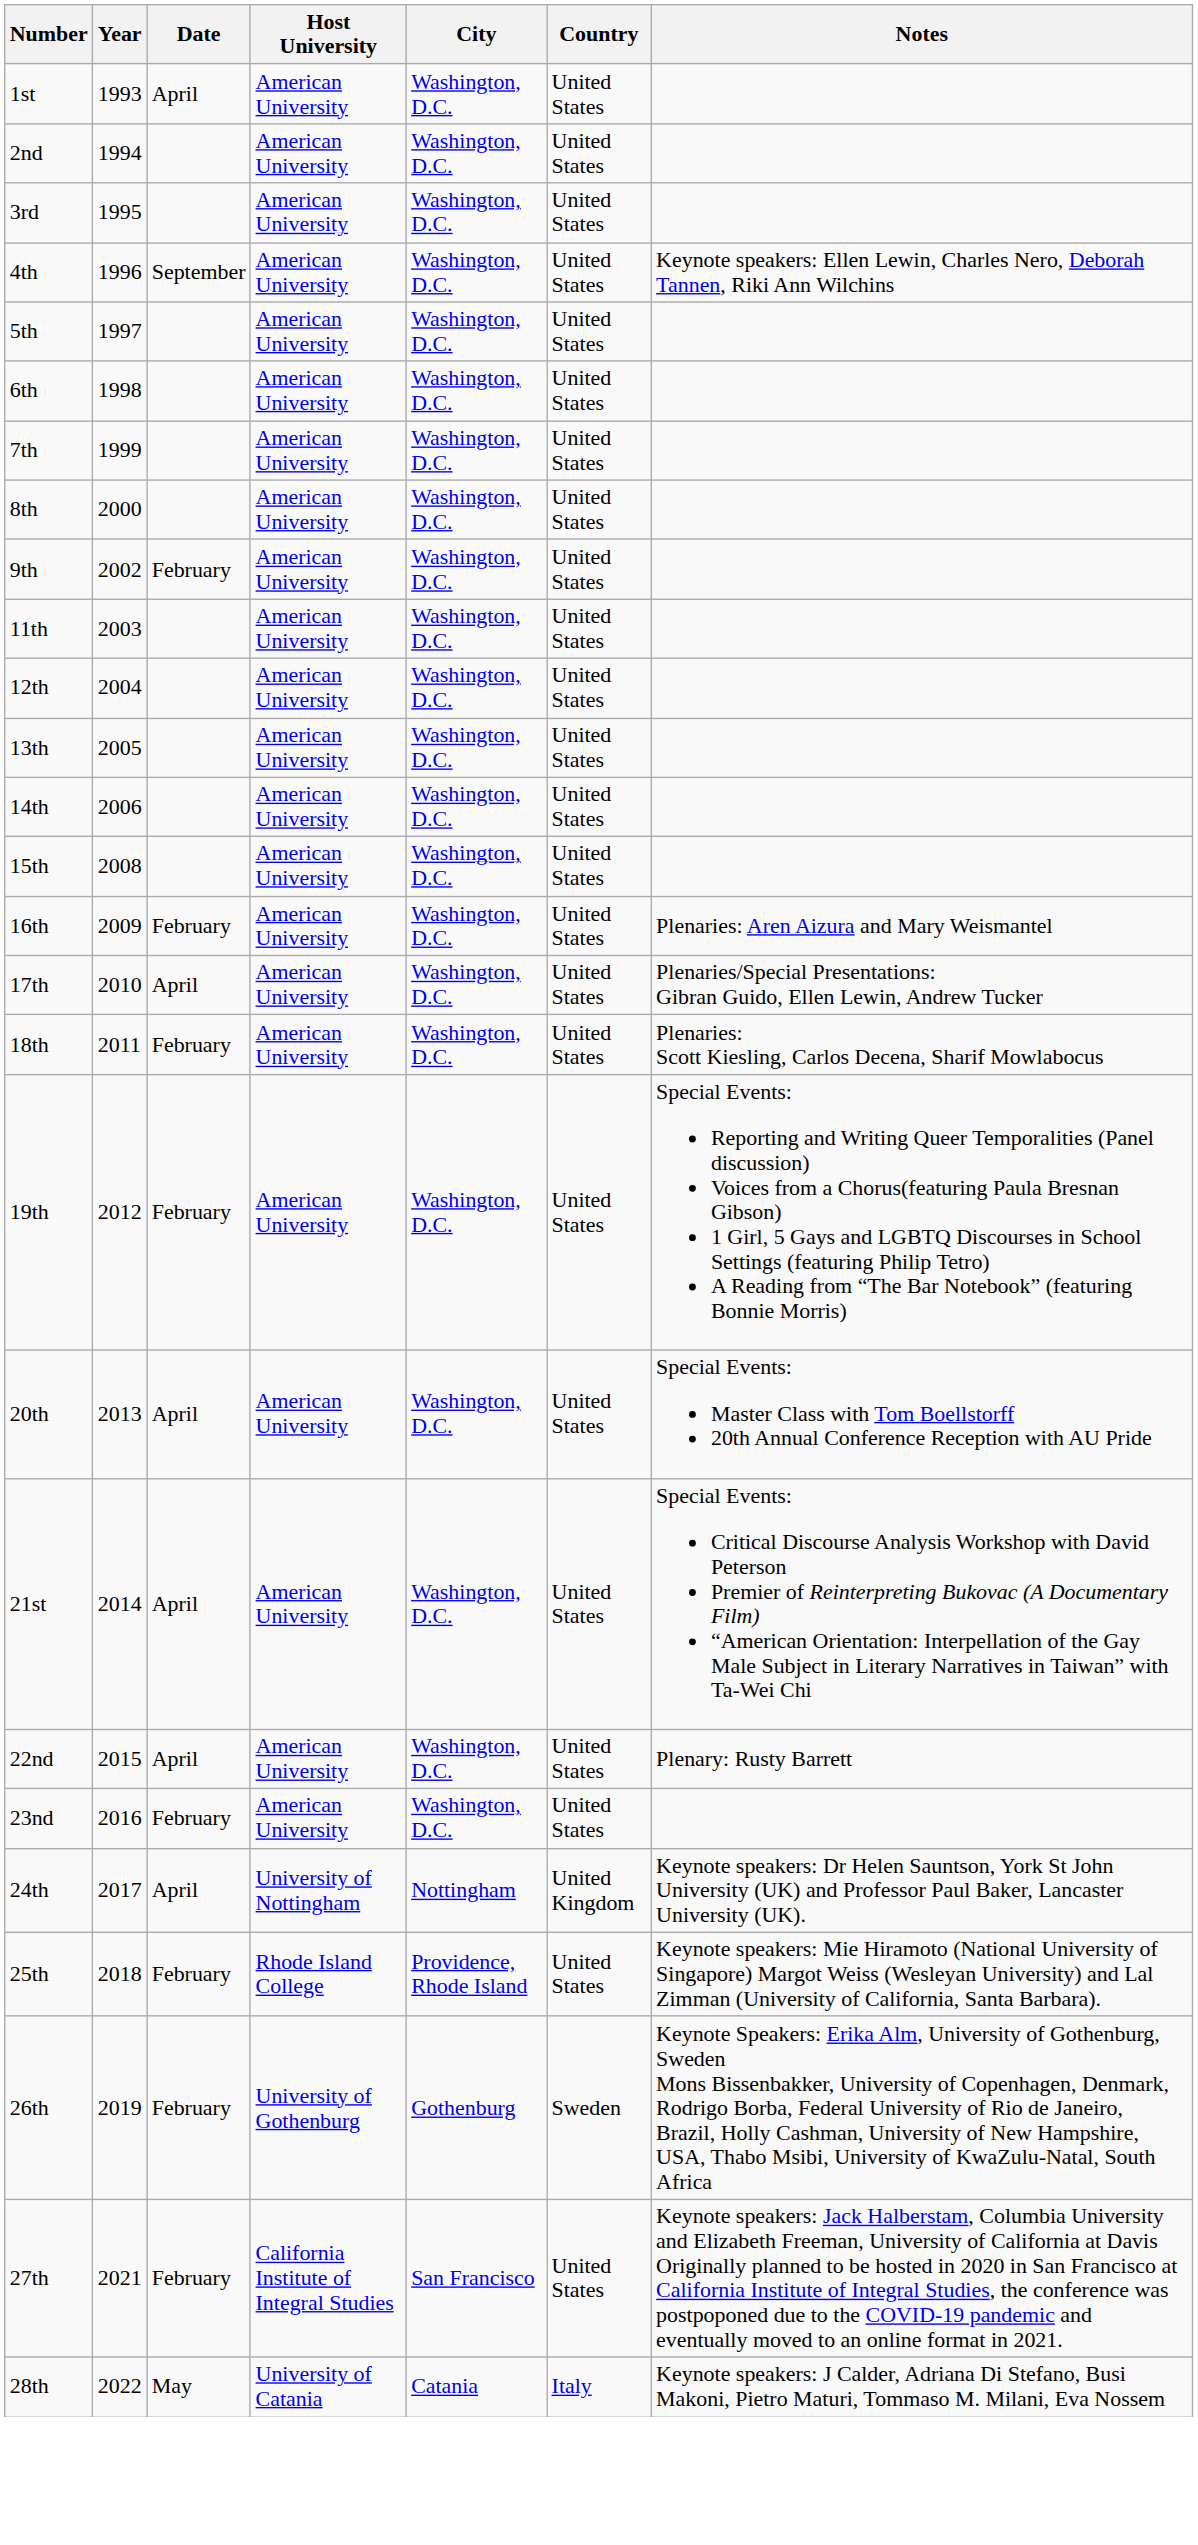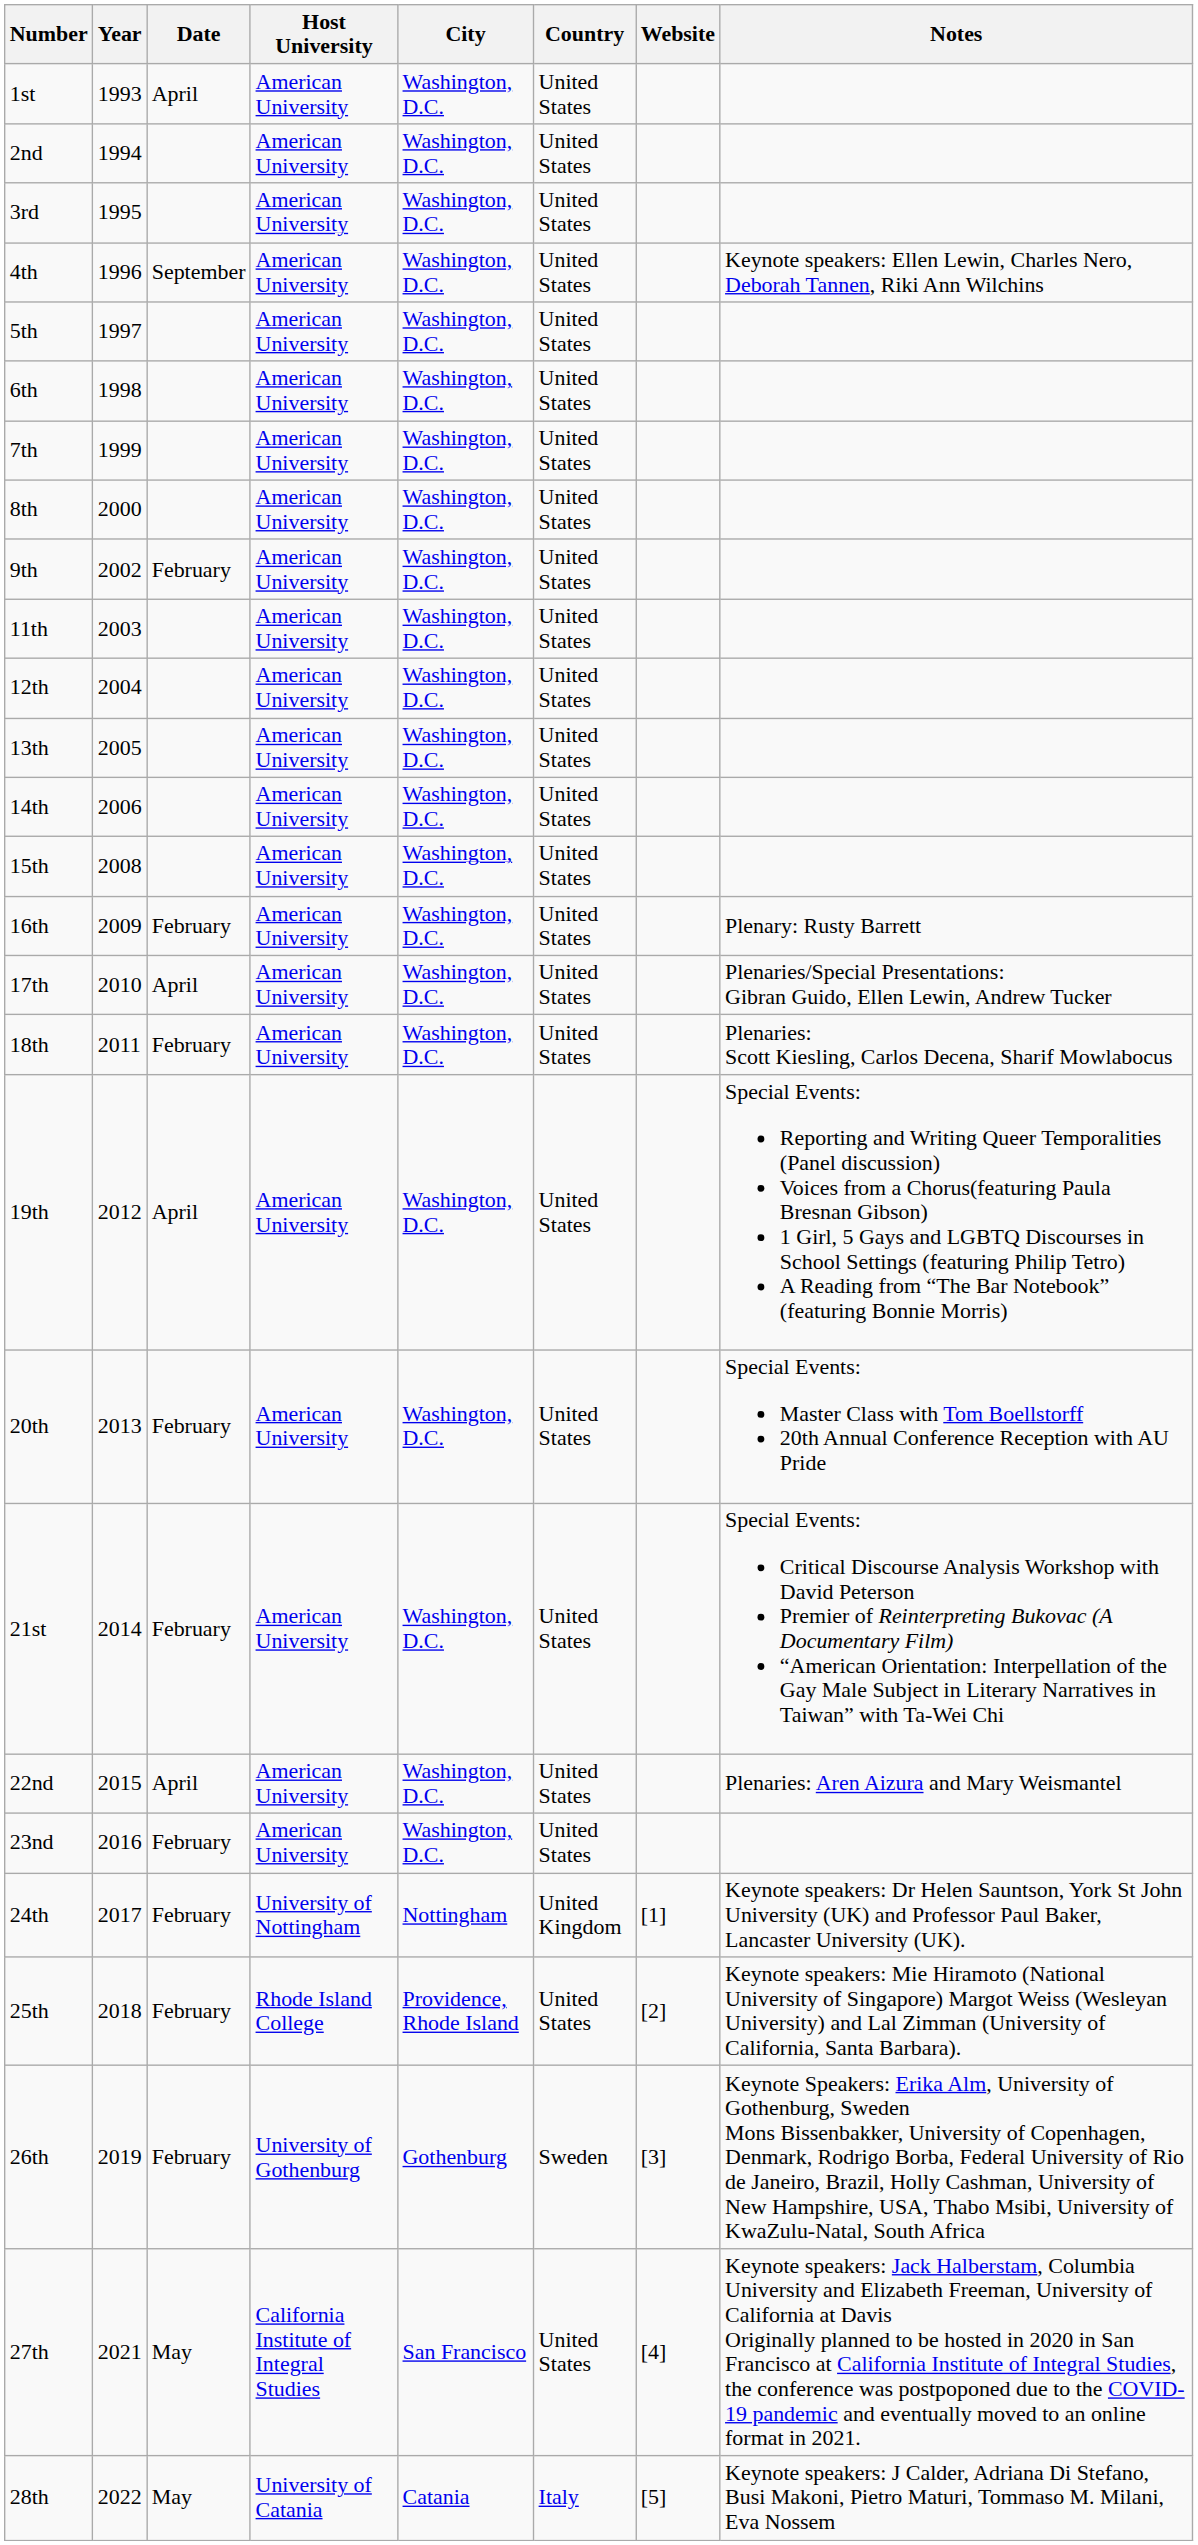+ column: (678, 34)
(854, 925) Plenaries: Aren Aizura and Mary Weismantel -> (823, 925) Plenary: Rusty Barrett
(191, 1212) February -> (175, 1212) April
(175, 1413) April -> (191, 1426) February
(175, 1603) April -> (191, 1628) February
(754, 1758) Plenary: Rusty Barrett -> (923, 1783) Plenaries: Aren Aizura and Mary Weismantel
(175, 1890) April -> (191, 1914) February
(191, 2277) February -> (172, 2351) May
